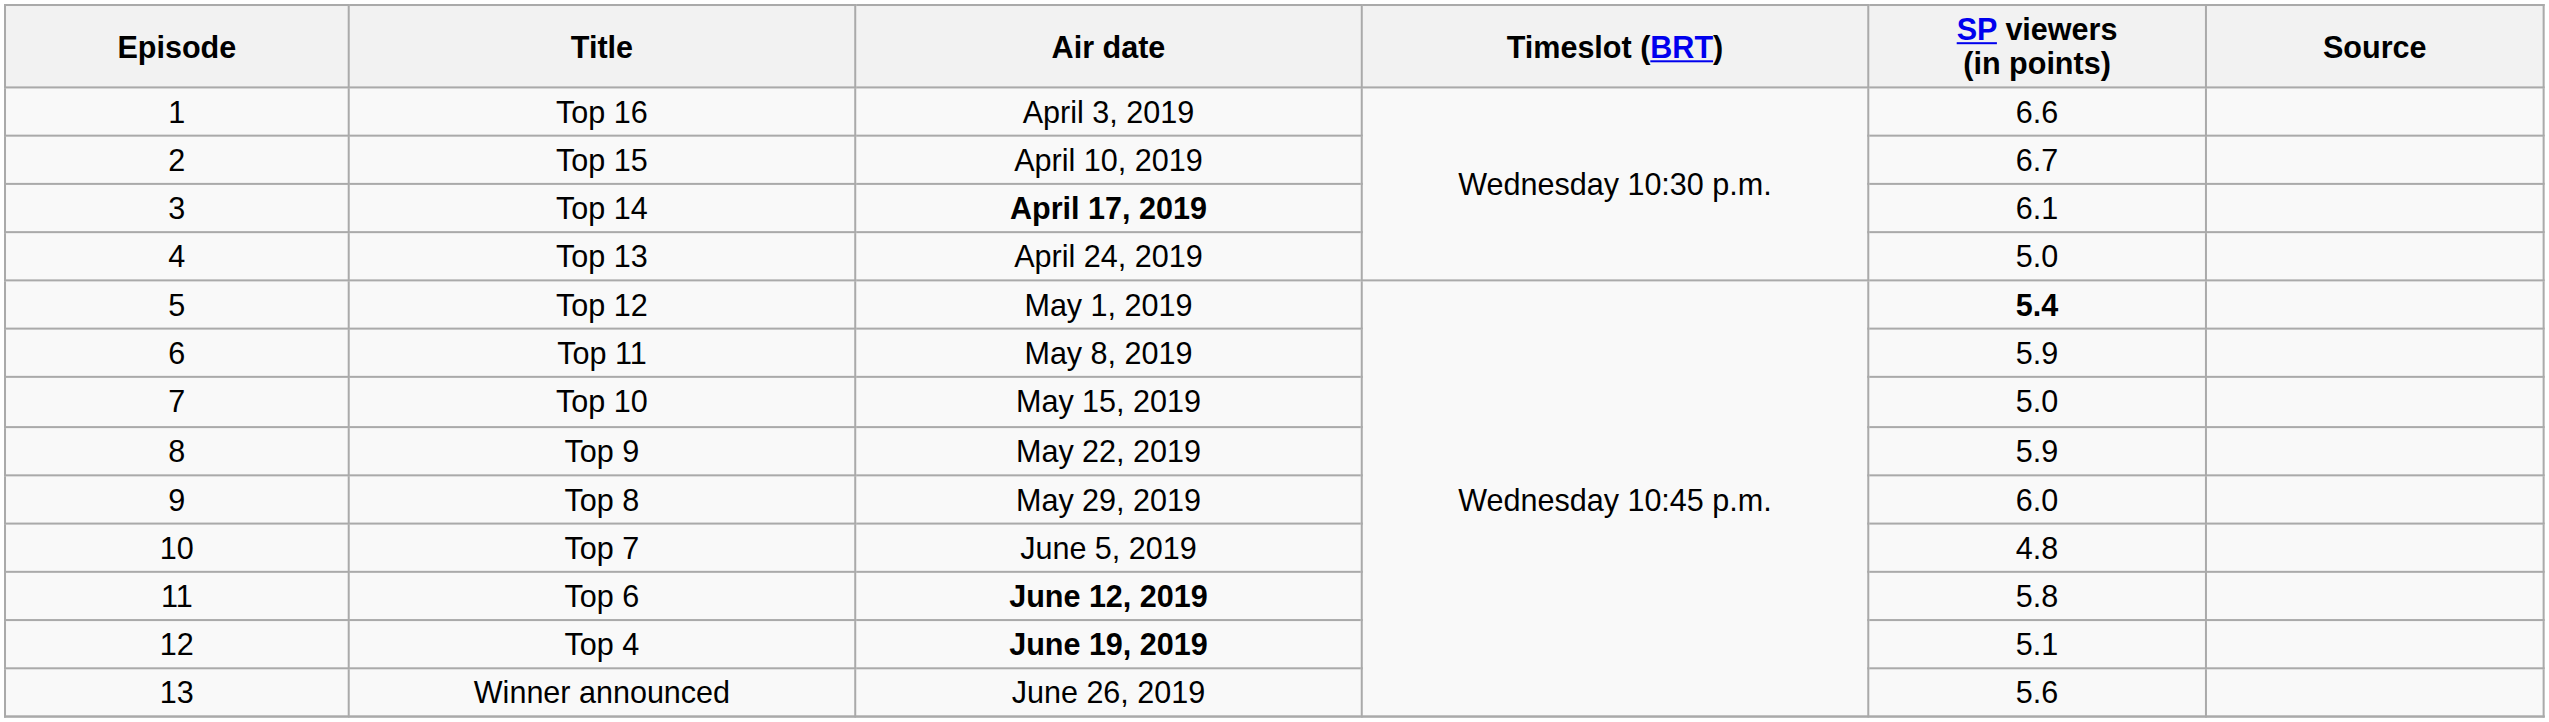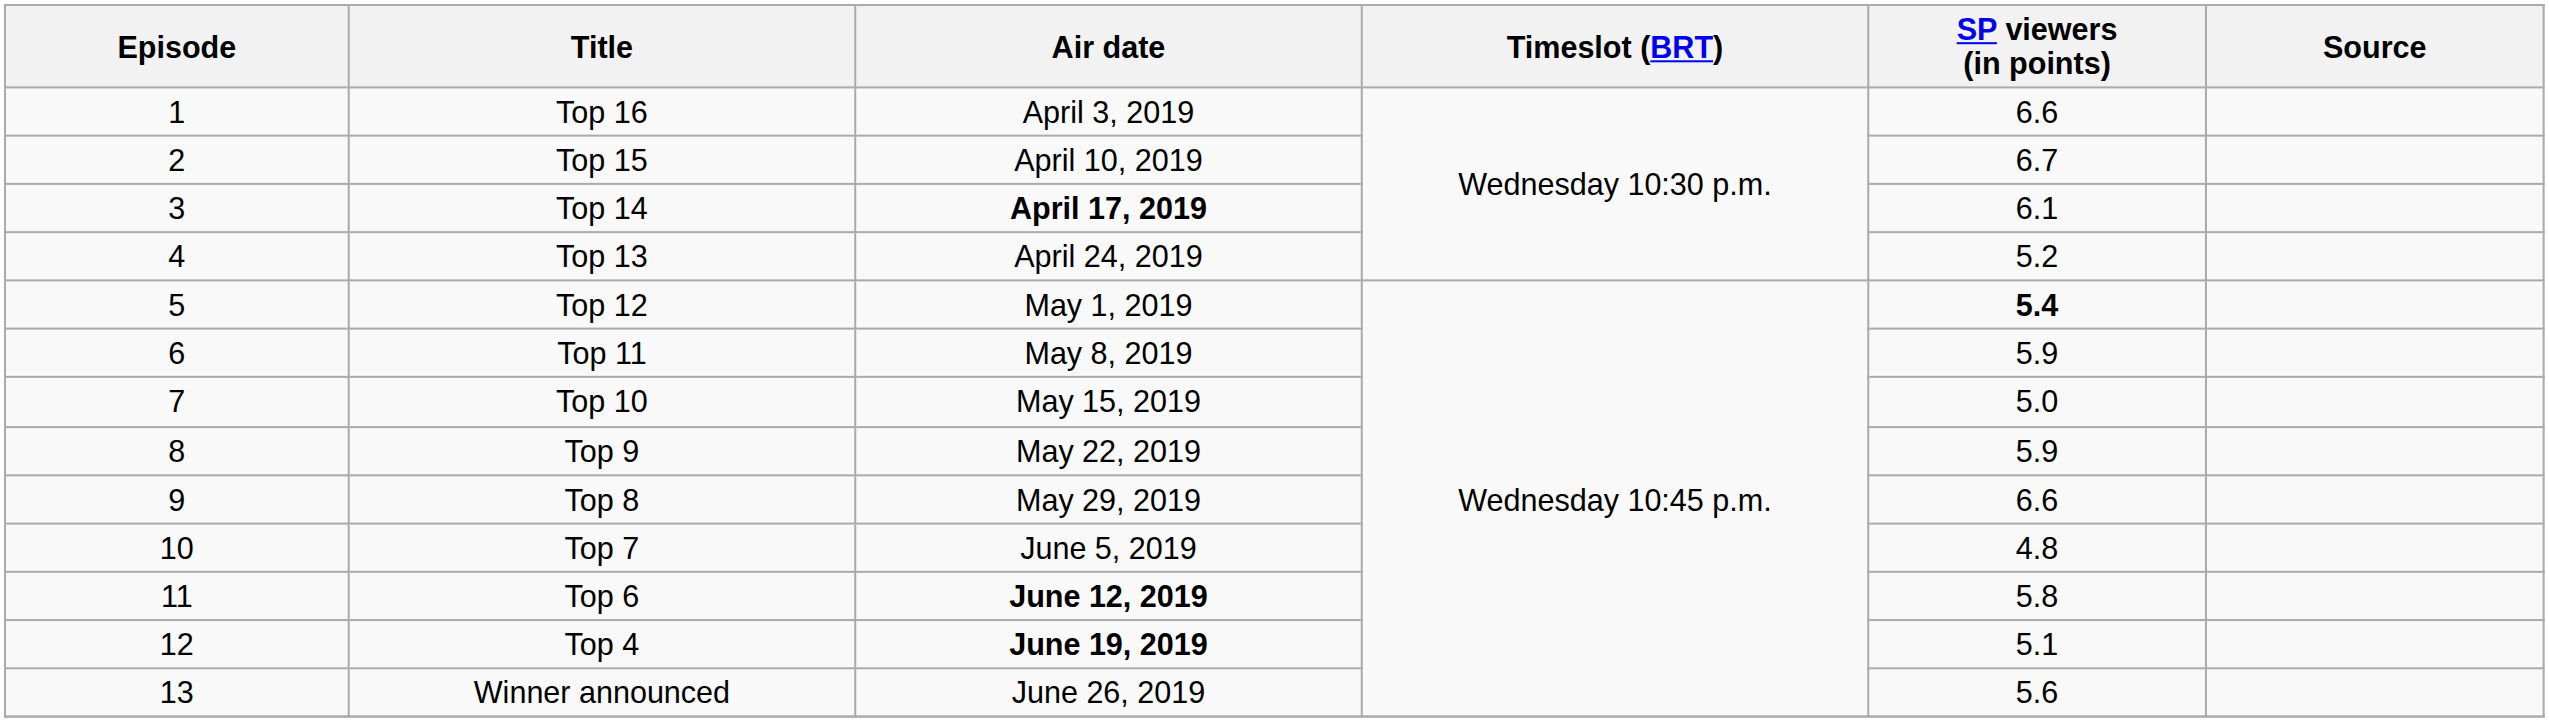(2037, 257) 5.0 -> (2037, 257) 5.2
(2037, 499) 6.0 -> (2037, 499) 6.6
